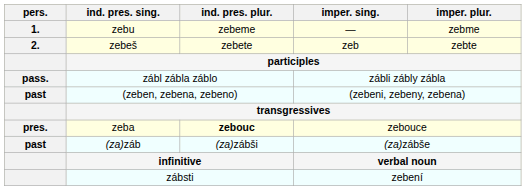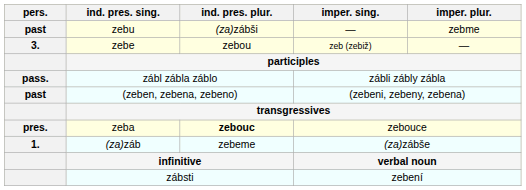(35, 29) 1. -> (35, 29) past
(237, 29) zebeme -> (237, 29) (za)zábši
- row: (123, 45)
+ row: (123, 45)
(35, 144) past -> (35, 144) 1.
(237, 144) (za)zábši -> (237, 144) zebeme
